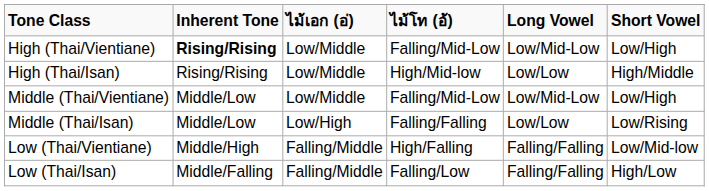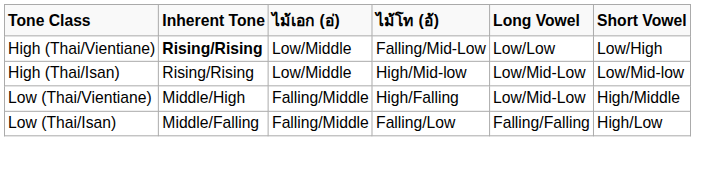(553, 48) Low/Mid-Low -> (524, 48) Low/Low
(538, 73) Low/Low -> (539, 73) Low/Mid-Low
(652, 73) High/Middle -> (641, 73) Low/Mid-low
- row: (89, 98)
- row: (71, 123)
(555, 148) Falling/Falling -> (539, 98) Low/Mid-Low
(655, 148) Low/Mid-low -> (638, 98) High/Middle
